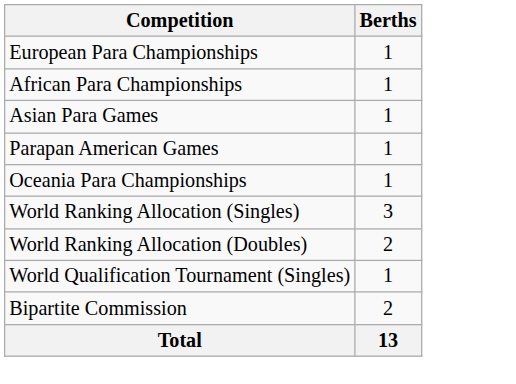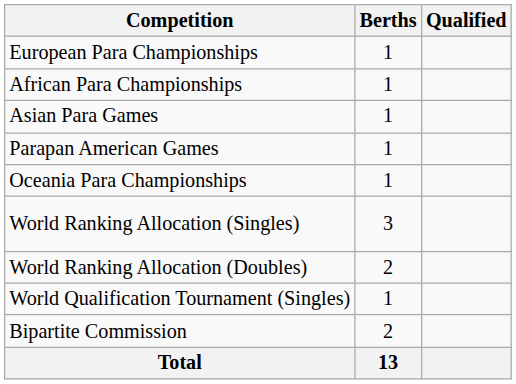+ column: (466, 20)
